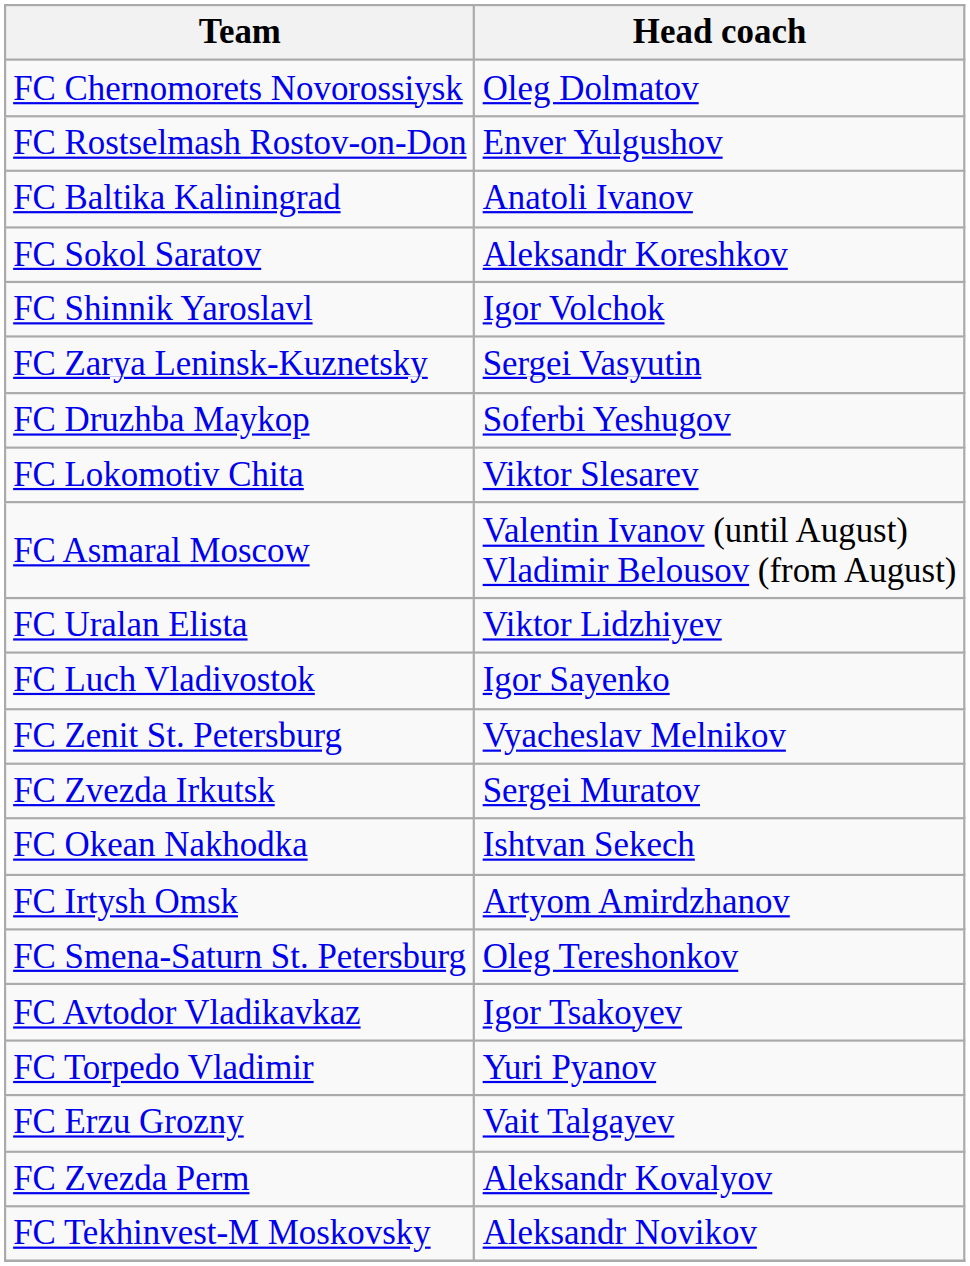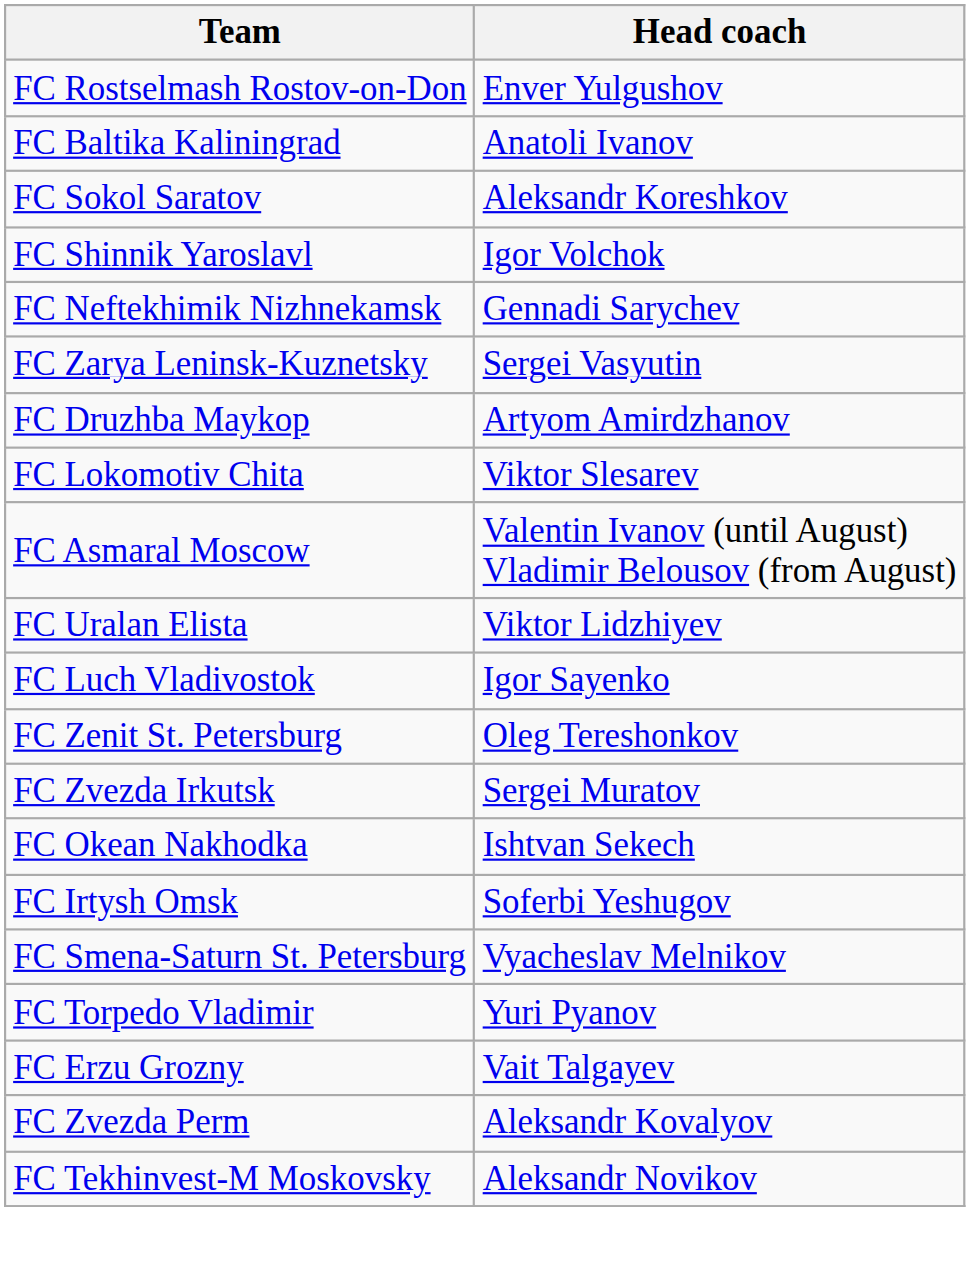- row: (238, 87)
+ row: (227, 308)
(607, 419) Soferbi Yeshugov -> (636, 419) Artyom Amirdzhanov
(634, 735) Vyacheslav Melnikov -> (610, 735) Oleg Tereshonkov
(636, 901) Artyom Amirdzhanov -> (607, 901) Soferbi Yeshugov
(610, 956) Oleg Tereshonkov -> (634, 956) Vyacheslav Melnikov
- row: (187, 1011)
